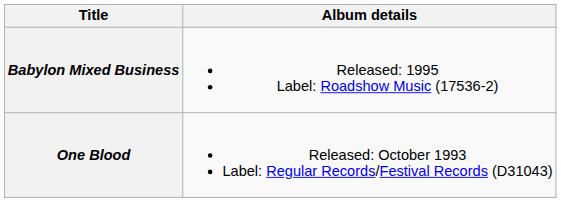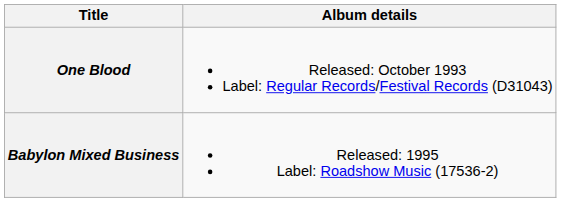rows swapped: (94, 155) <-> (94, 70)
